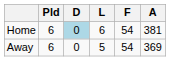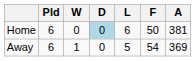+ column: (76, 13)
(127, 30) 54 -> (153, 30) 50
